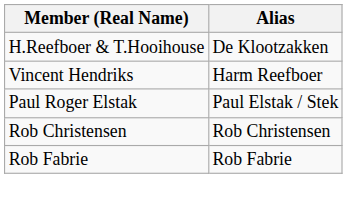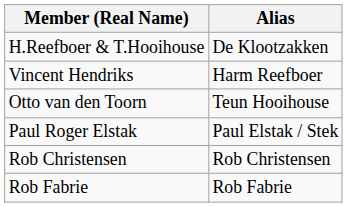+ row: (78, 103)
